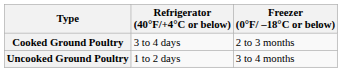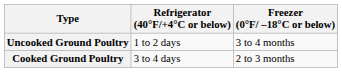rows swapped: (68, 59) <-> (68, 42)
